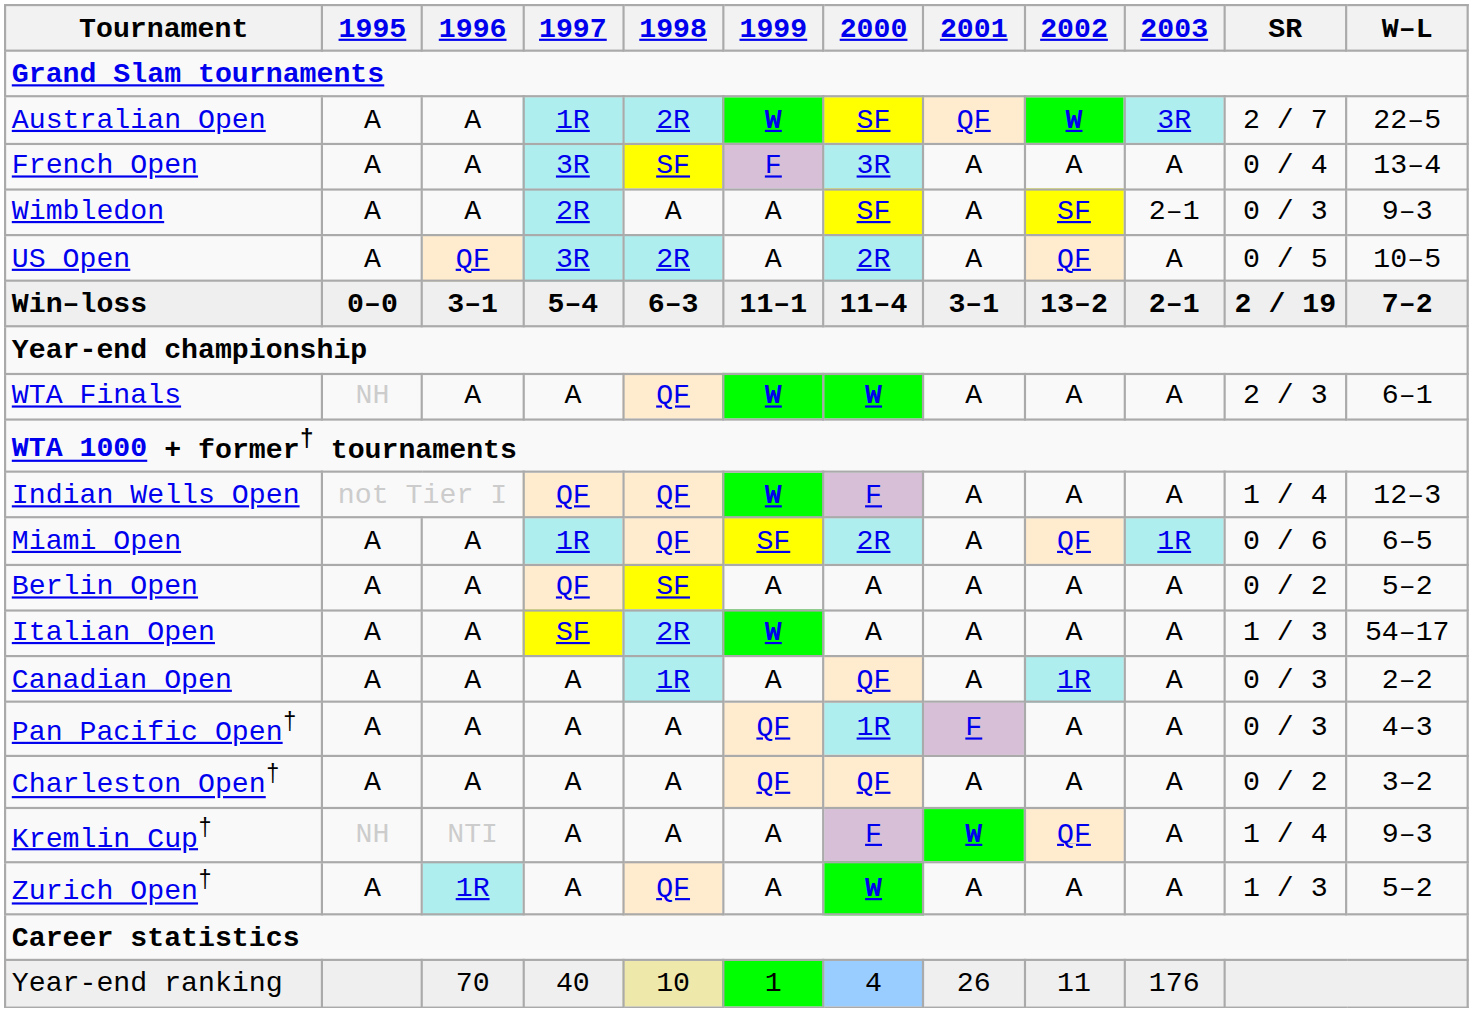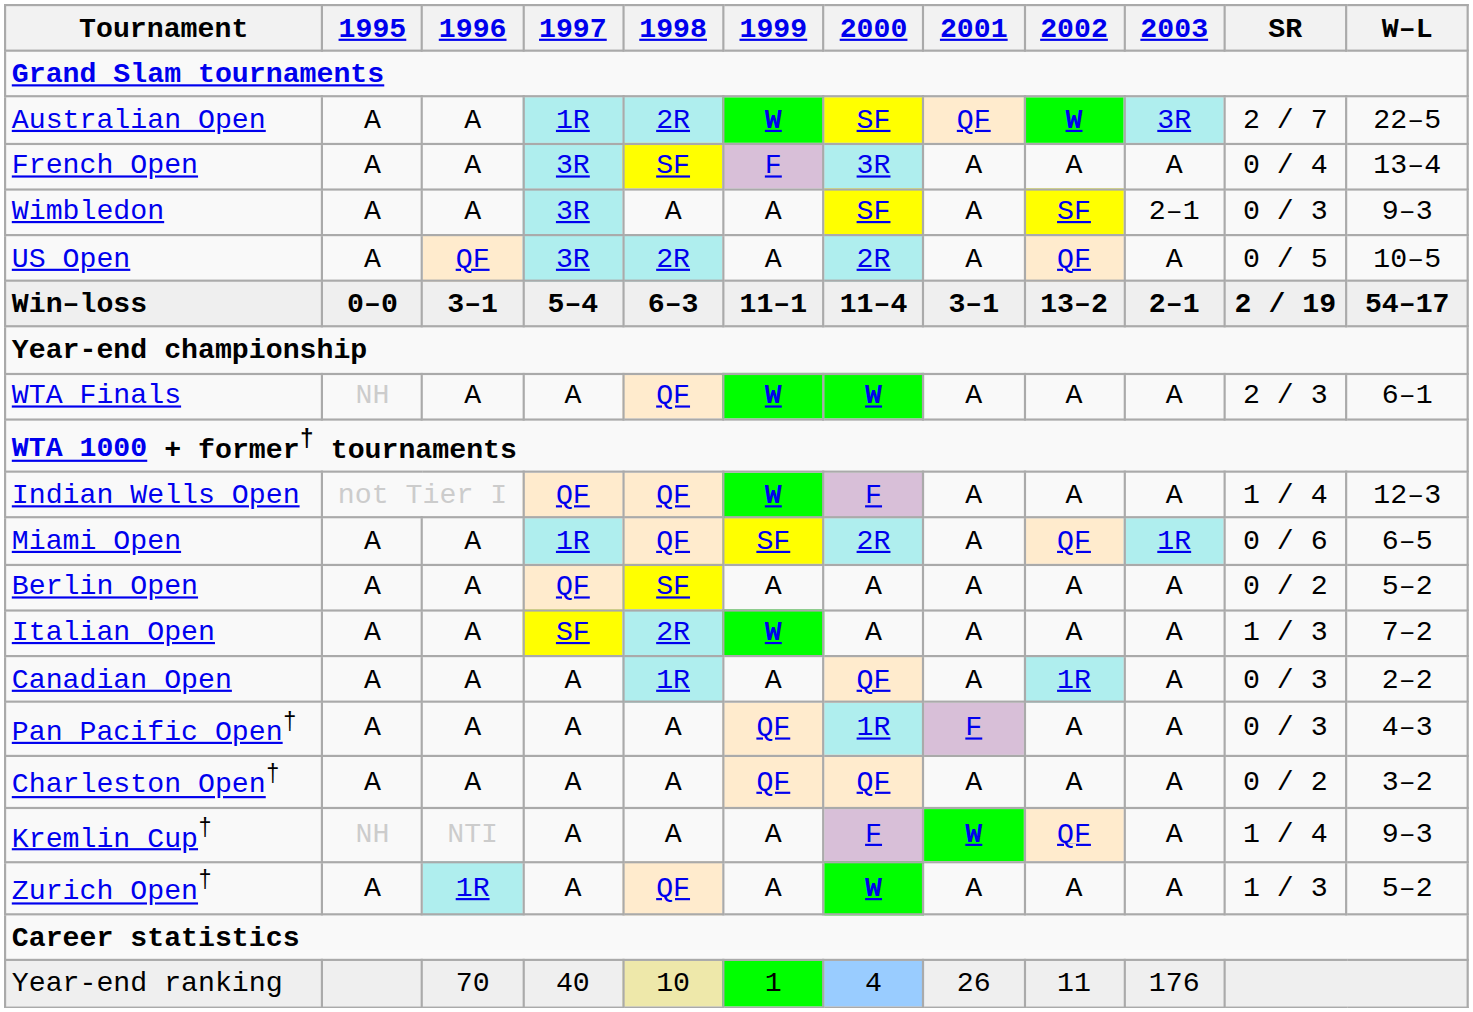(573, 212) 2R -> (573, 212) 3R
(1407, 304) 7–2 -> (1407, 304) 54–17
(1407, 633) 54–17 -> (1407, 633) 7–2
